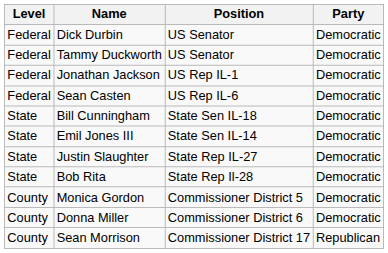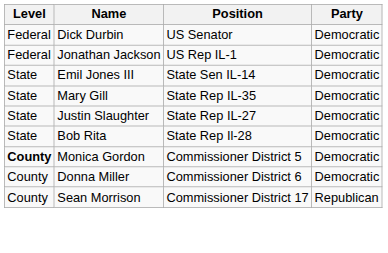- row: (109, 55)
- row: (94, 95)
- row: (103, 116)
+ row: (83, 95)
(28, 197) normal -> (29, 156) bold
